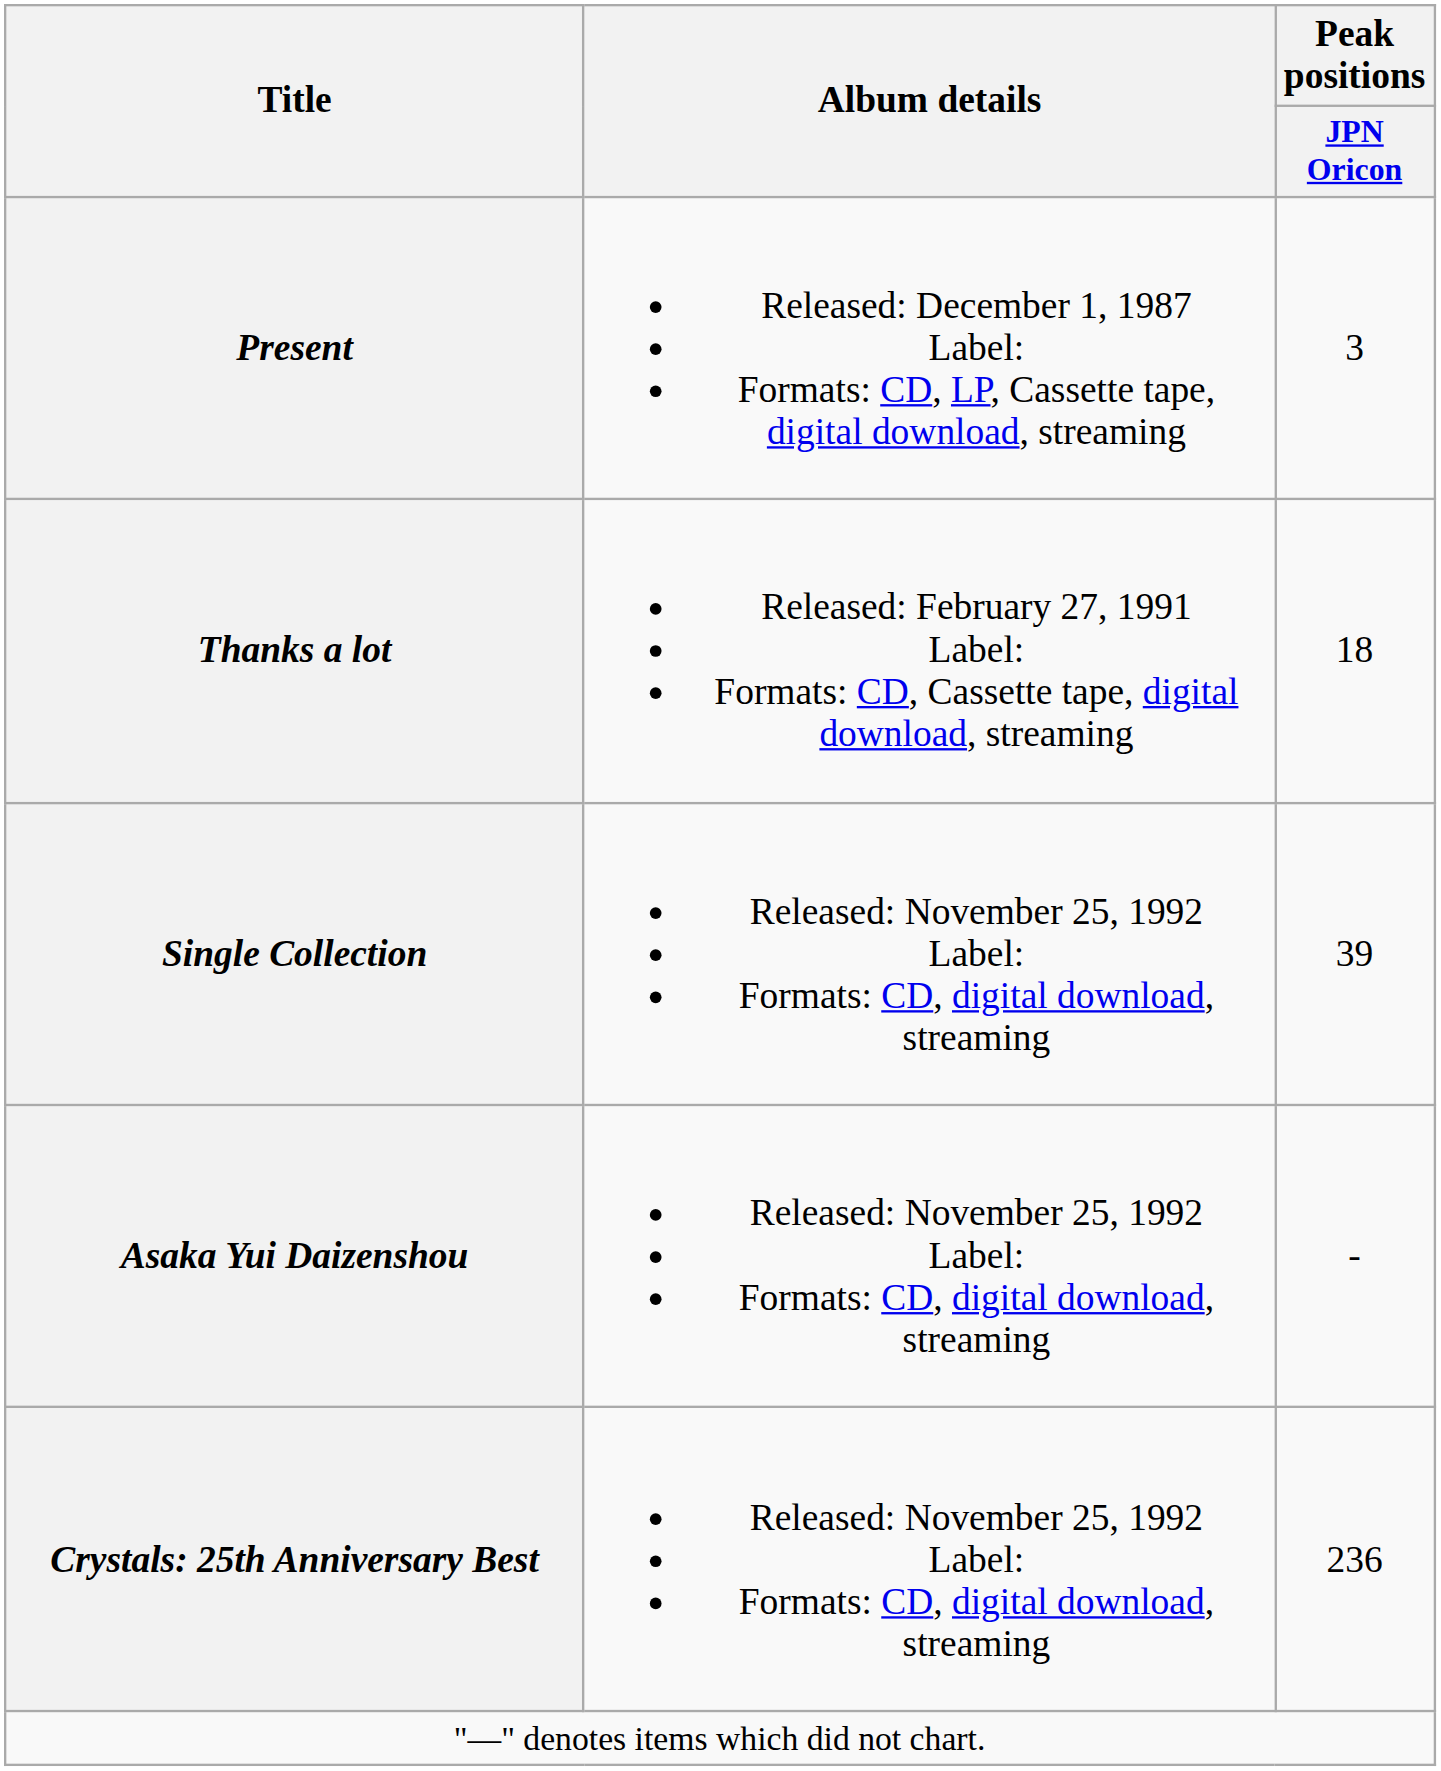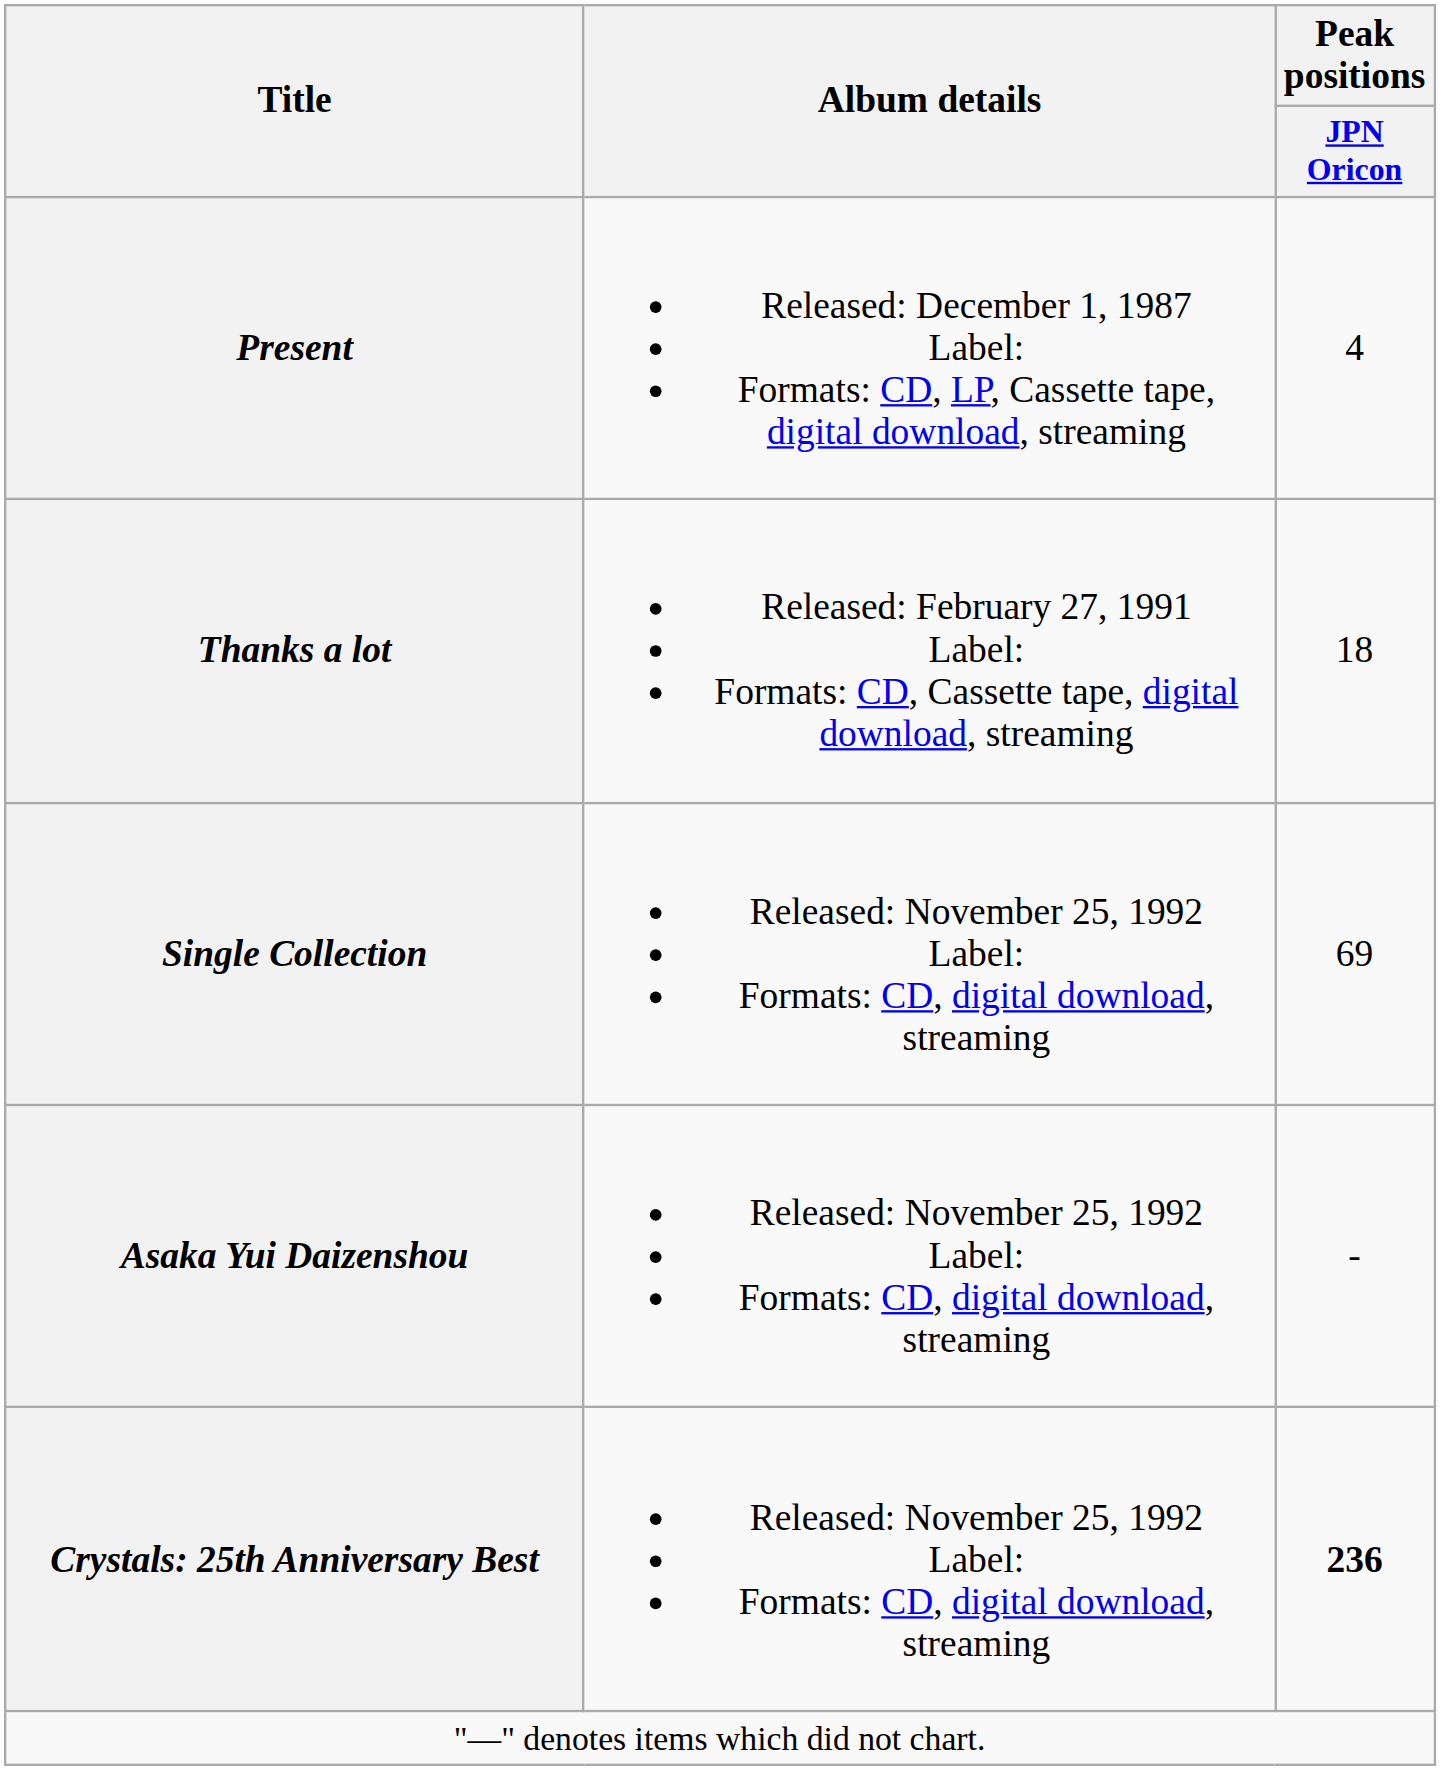(1355, 347) 3 -> (1355, 347) 4
(1355, 952) 39 -> (1355, 952) 69
(1355, 1558) normal -> (1355, 1558) bold
